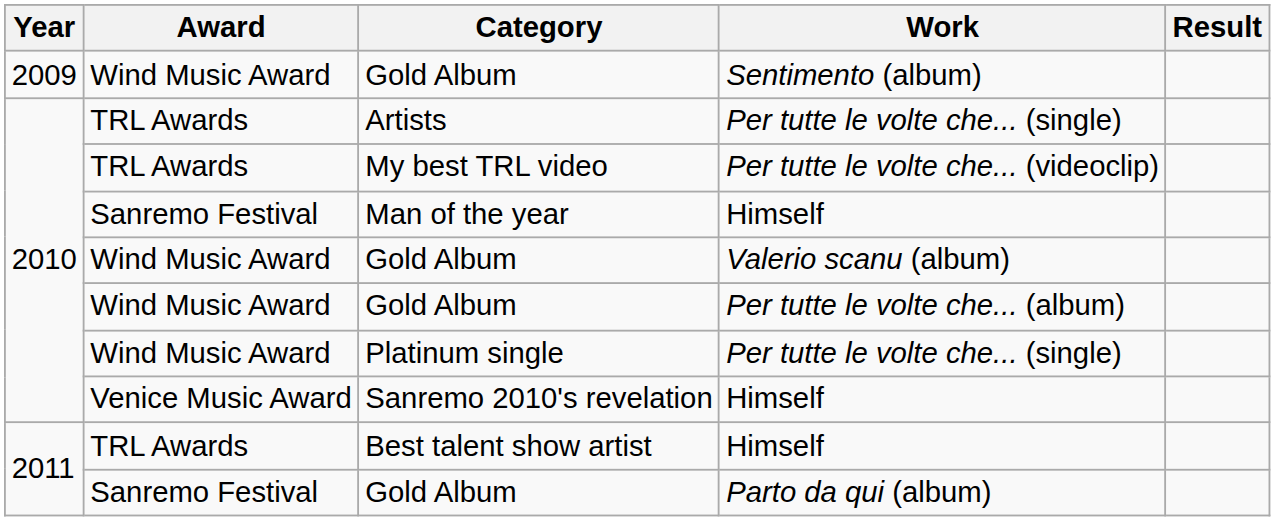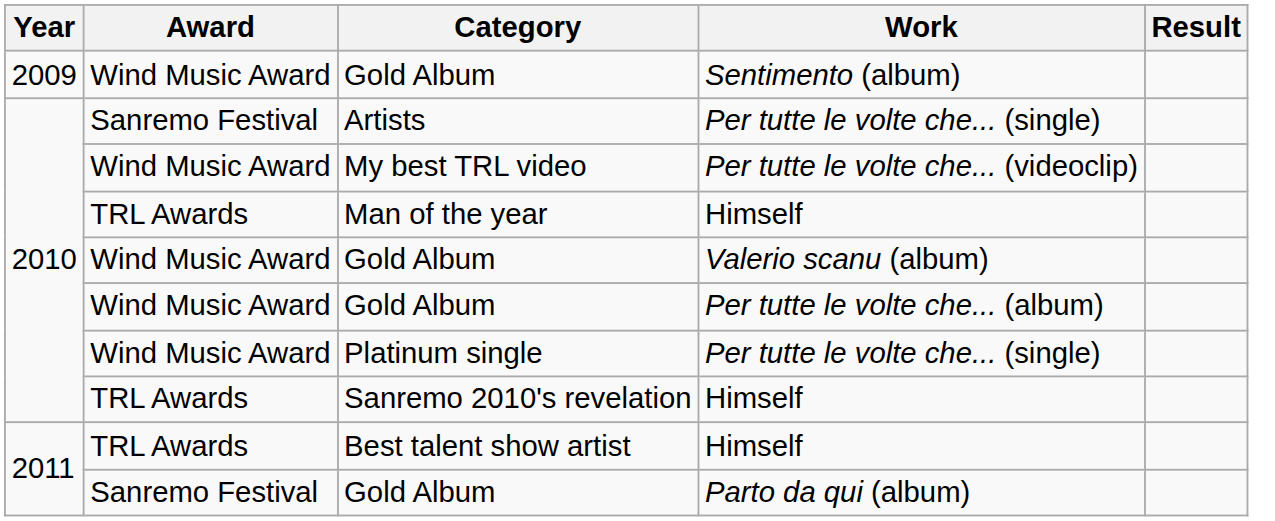(169, 120) TRL Awards -> (204, 120) Sanremo Festival
(169, 167) TRL Awards -> (210, 167) Wind Music Award
(204, 213) Sanremo Festival -> (169, 213) TRL Awards
(221, 399) Venice Music Award -> (169, 399) TRL Awards
